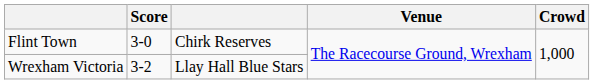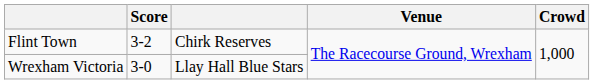(141, 41) 3-0 -> (141, 41) 3-2
(141, 66) 3-2 -> (141, 66) 3-0
